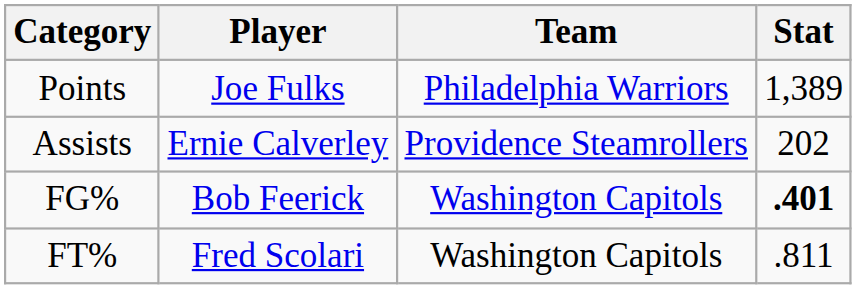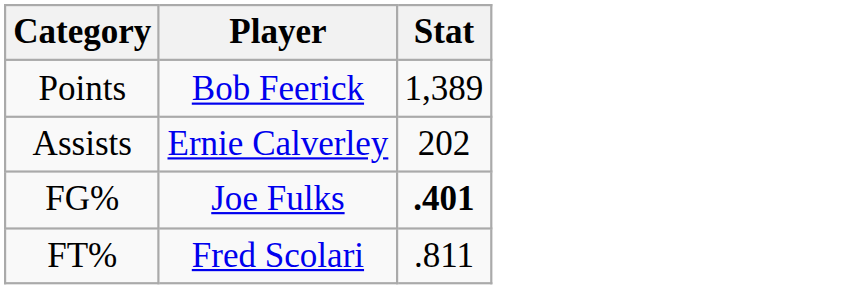- column: (576, 32)
(278, 87) Joe Fulks -> (278, 87) Bob Feerick
(278, 198) Bob Feerick -> (278, 198) Joe Fulks
